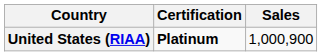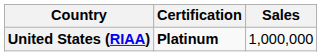(281, 39) 1,000,900 -> (281, 39) 1,000,000
